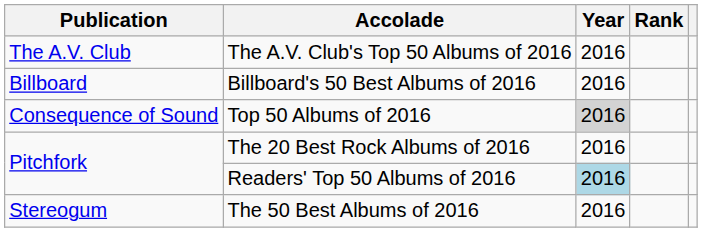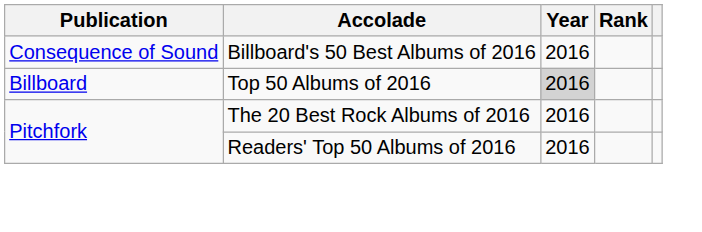- row: (400, 52)
(48, 83) Billboard -> (114, 52) Consequence of Sound
(114, 115) Consequence of Sound -> (48, 83) Billboard
(603, 178) lightblue background -> (567, 147) no background
- row: (353, 210)
